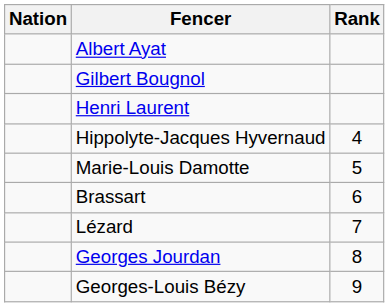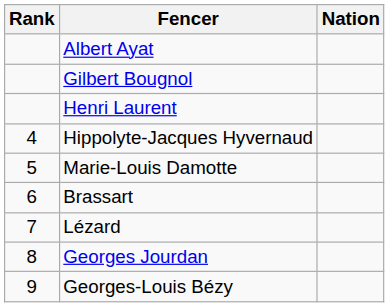columns swapped: (357, 19) <-> (38, 19)
